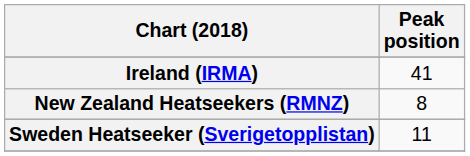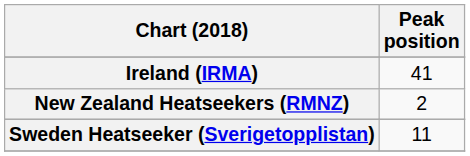(422, 103) 8 -> (422, 103) 2
